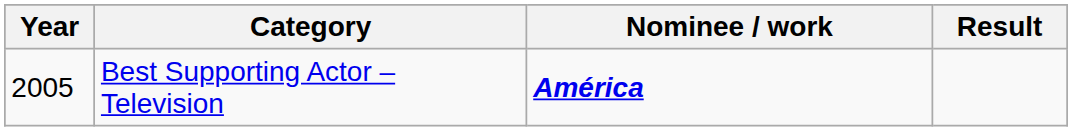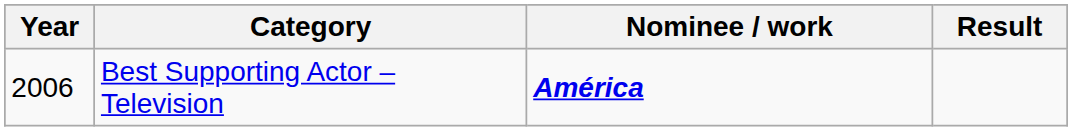(42, 86) 2005 -> (42, 86) 2006
